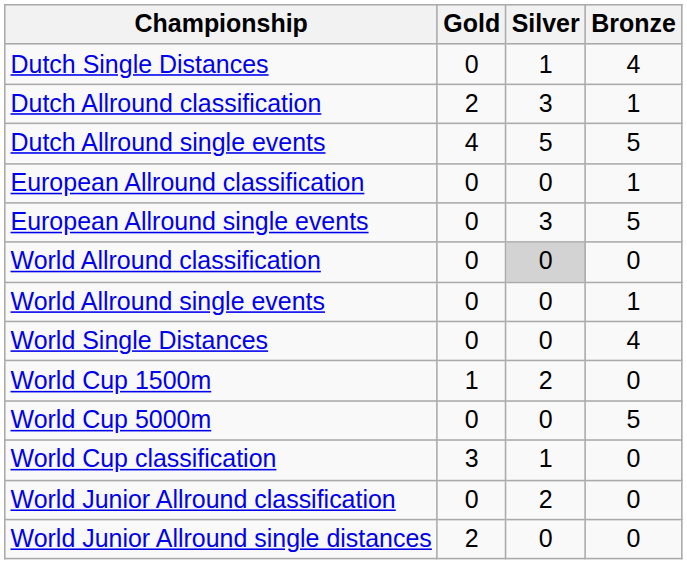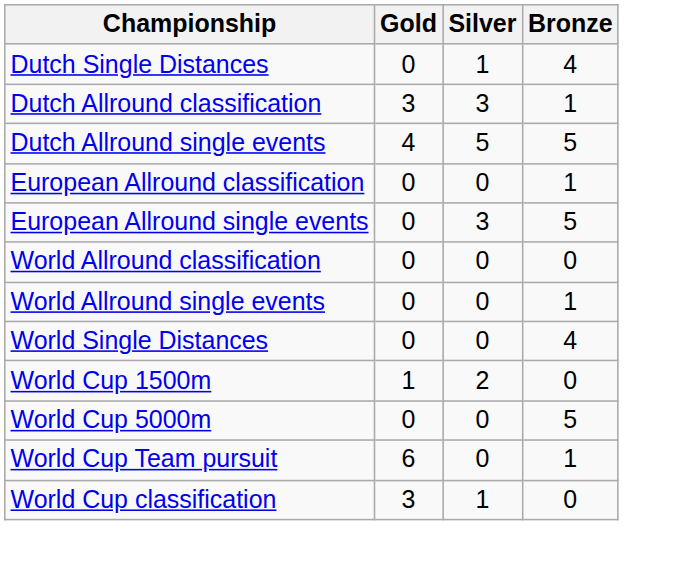(472, 103) 2 -> (408, 103) 3
(546, 261) lightgrey background -> (482, 261) no background
+ row: (144, 459)
- row: (203, 499)
- row: (221, 538)
